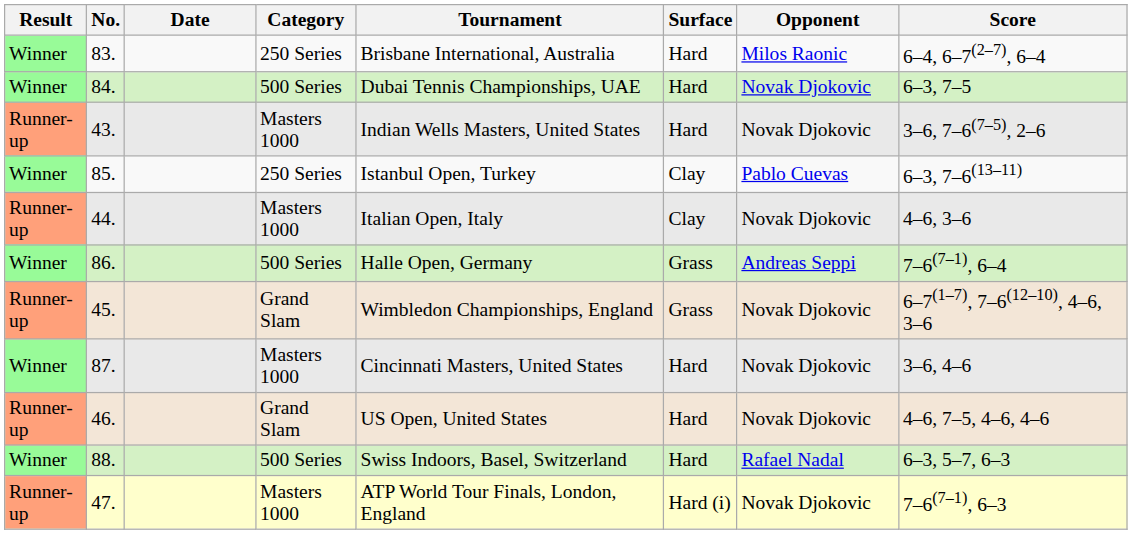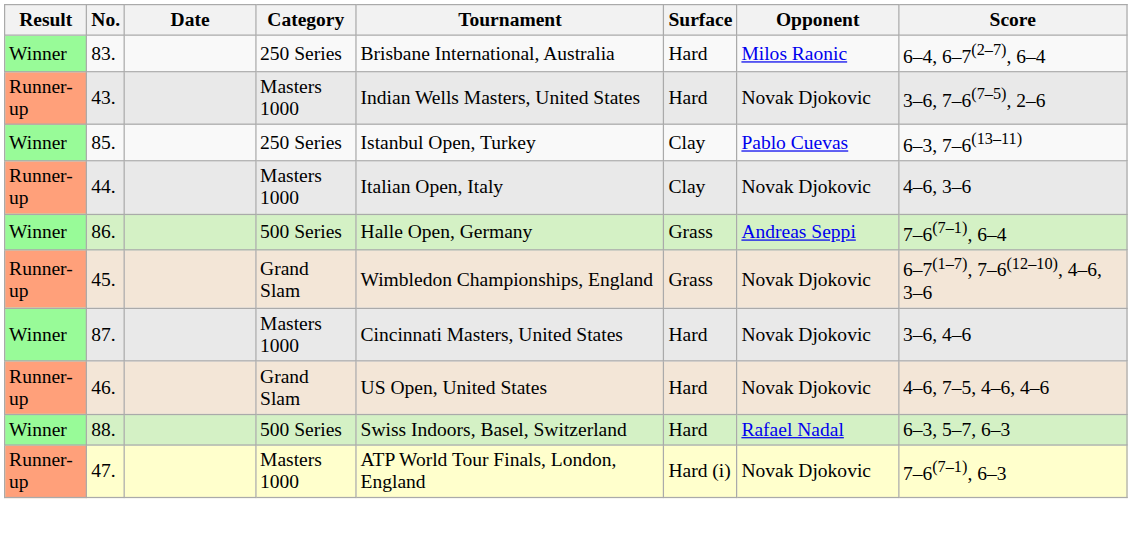- row: (104, 87)
